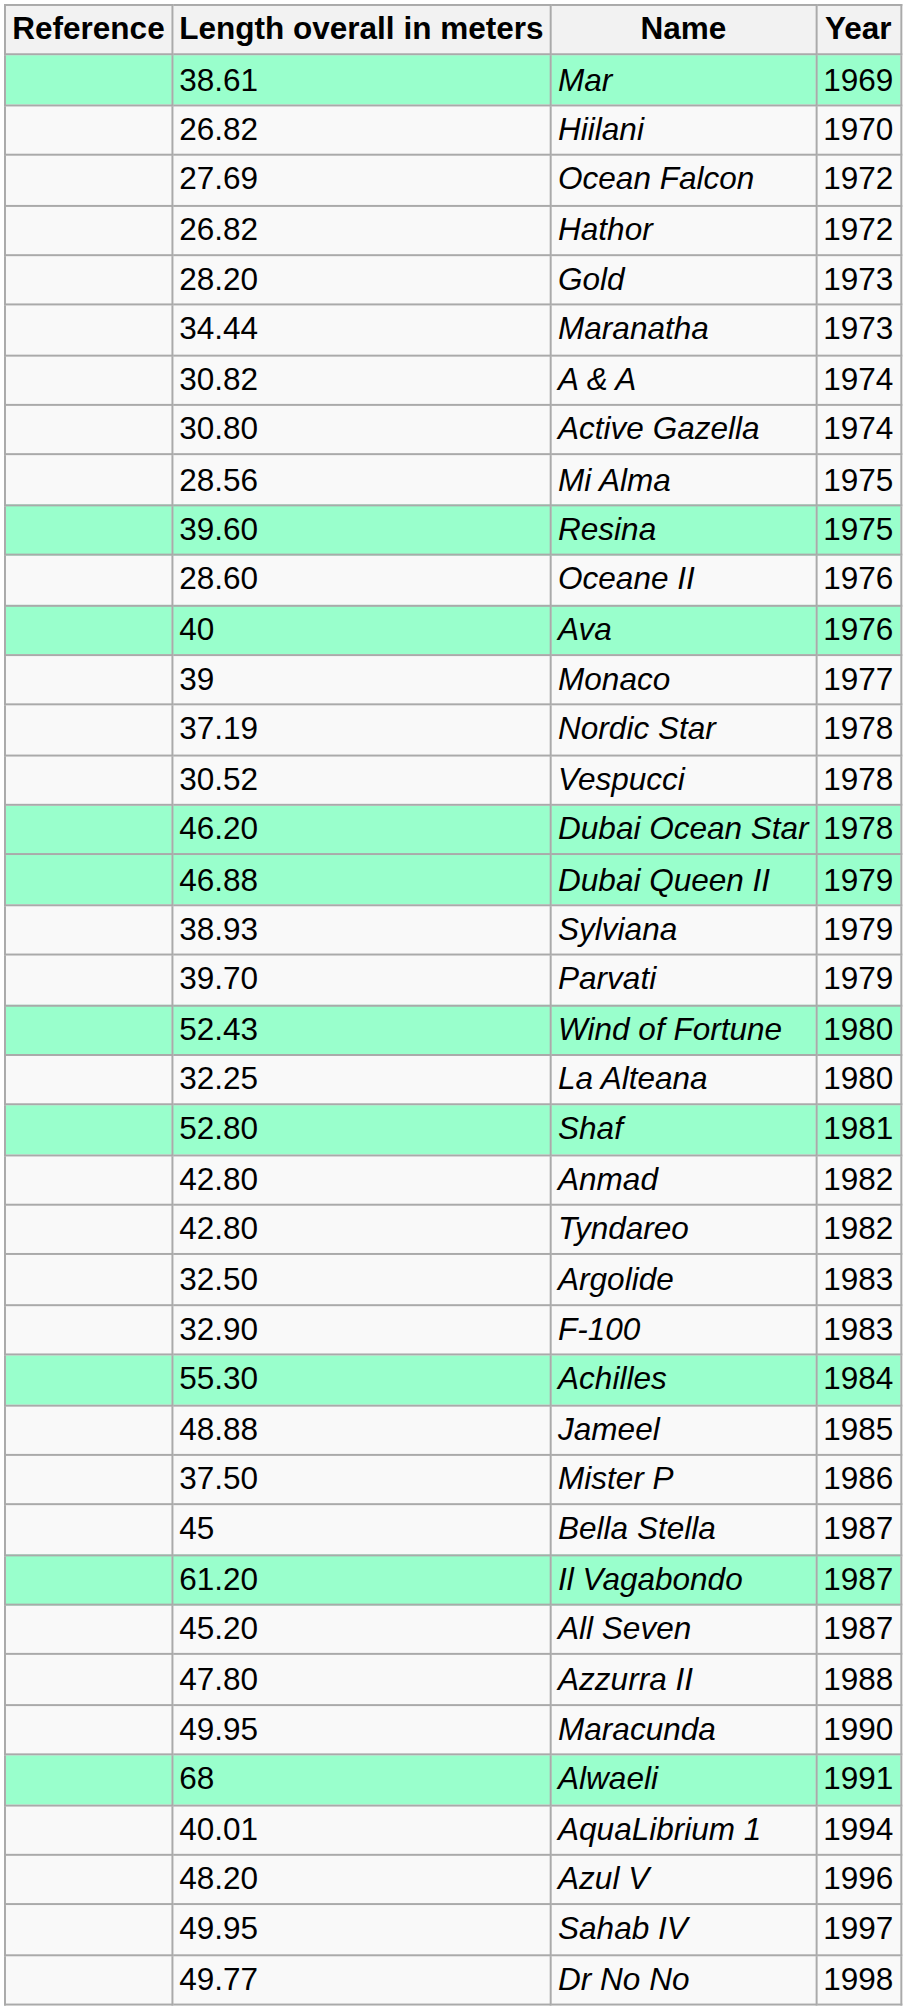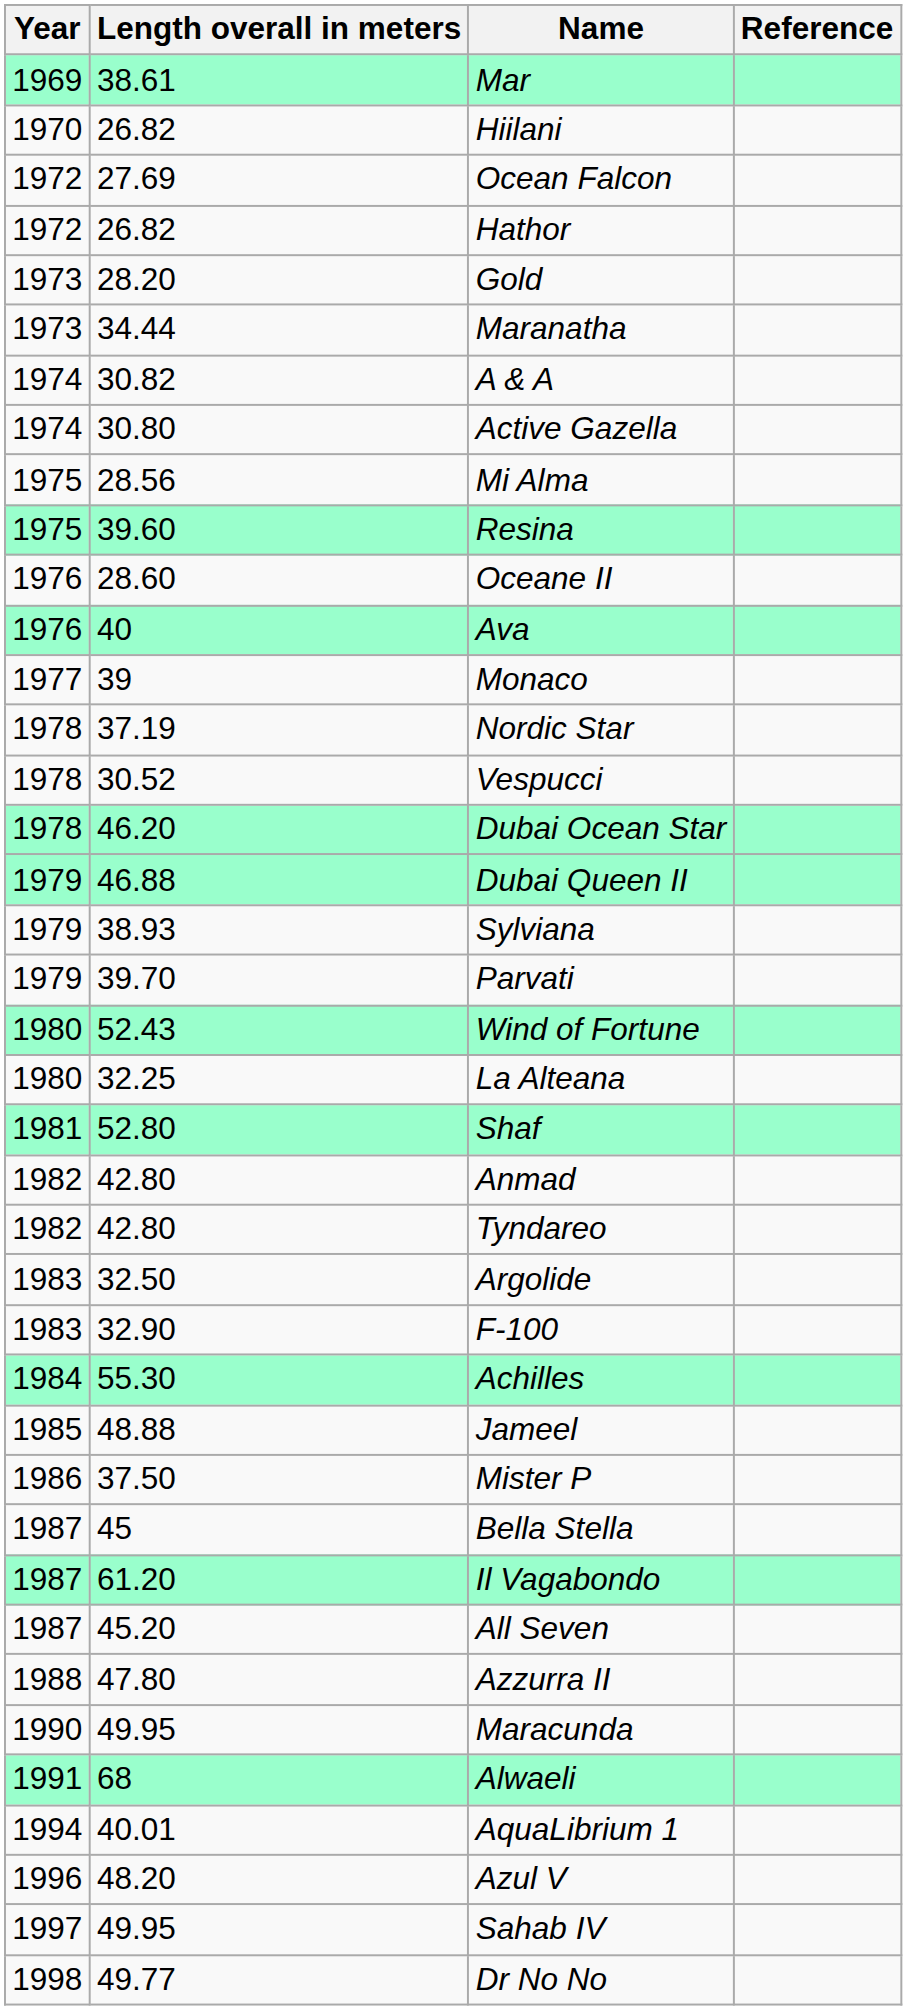columns swapped: (858, 29) <-> (88, 29)
